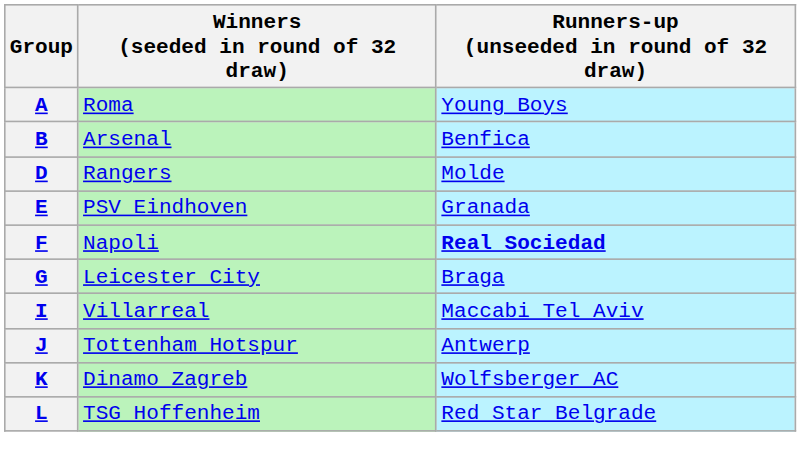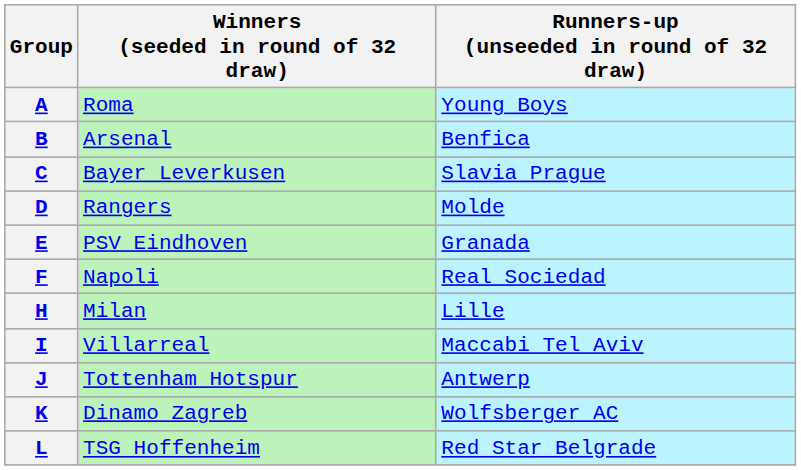+ row: (41, 174)
(524, 242) bold -> (524, 277) normal
- row: (41, 277)
+ row: (41, 311)
